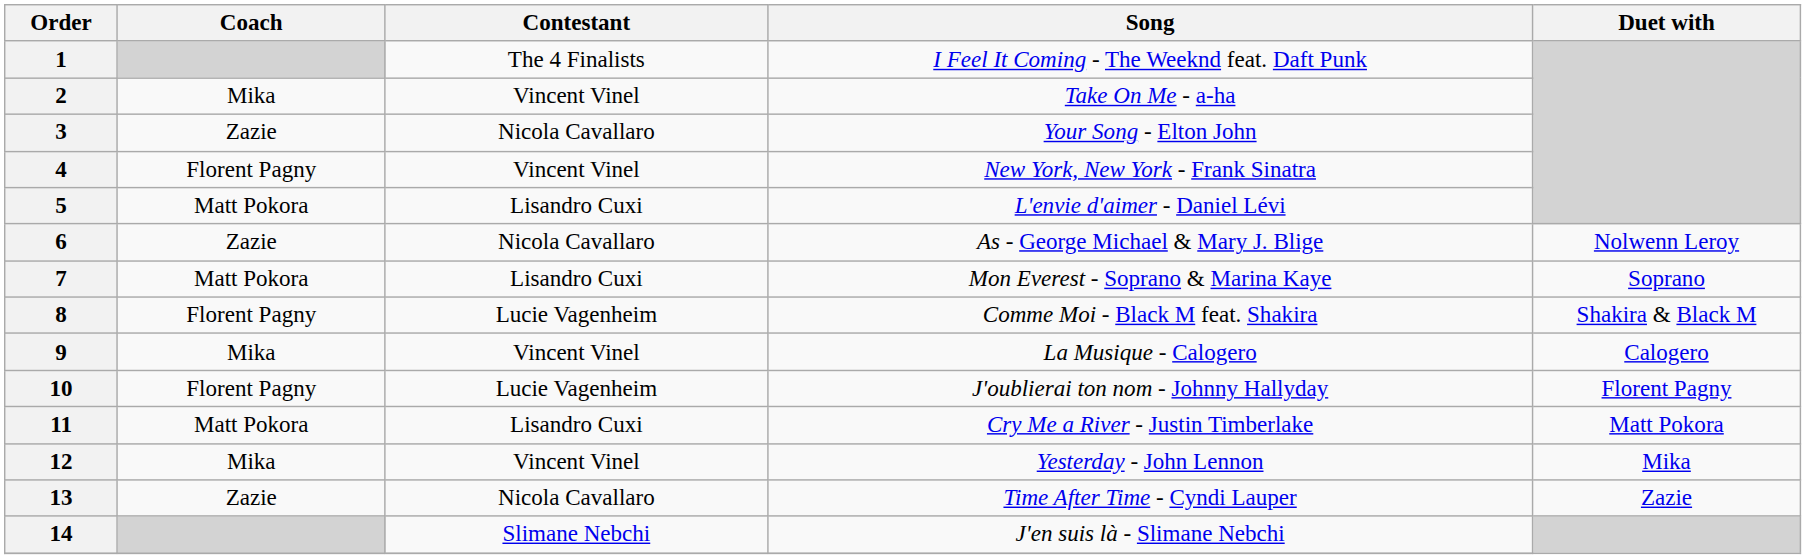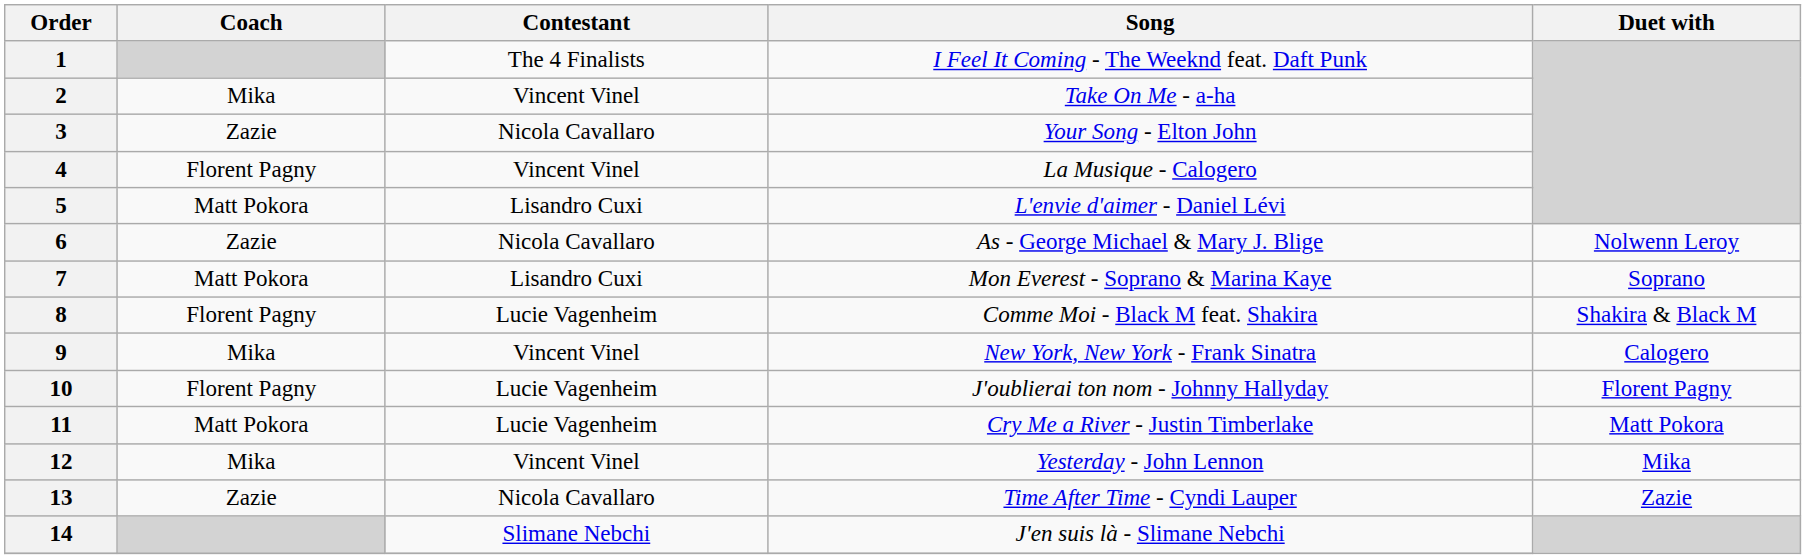(1150, 168) New York, New York - Frank Sinatra -> (1150, 168) La Musique - Calogero
(1150, 351) La Musique - Calogero -> (1150, 351) New York, New York - Frank Sinatra
(576, 424) Lisandro Cuxi -> (576, 424) Lucie Vagenheim
